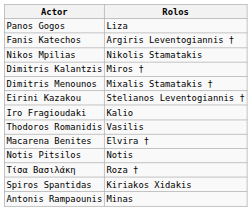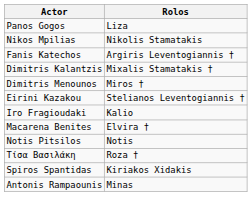rows swapped: (44, 40) <-> (41, 55)
(125, 69) Miros † -> (160, 69) Mixalis Stamatakis †
(160, 84) Mixalis Stamatakis † -> (125, 84) Miros †
- row: (54, 127)
